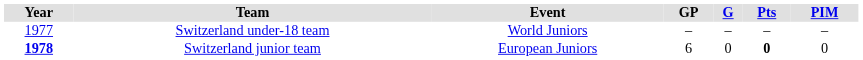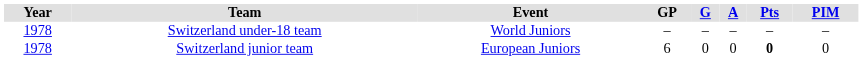+ column: (733, 12)
(39, 30) 1977 -> (38, 30) 1978
(39, 48) bold -> (38, 48) normal
